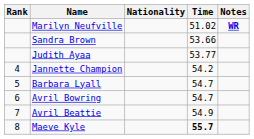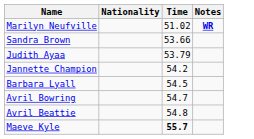- column: (17, 12)
(203, 55) 53.77 -> (177, 55) 53.79
(203, 84) 54.7 -> (177, 84) 54.5
(203, 112) 54.9 -> (177, 112) 54.8
